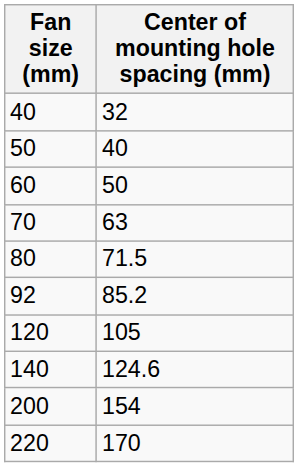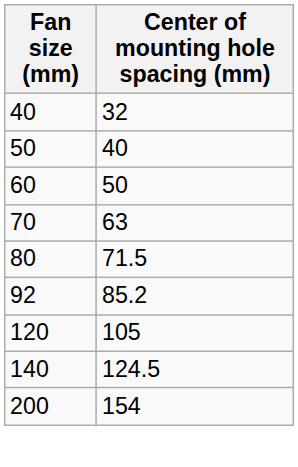(131, 369) 124.6 -> (131, 369) 124.5
- row: (29, 443)
